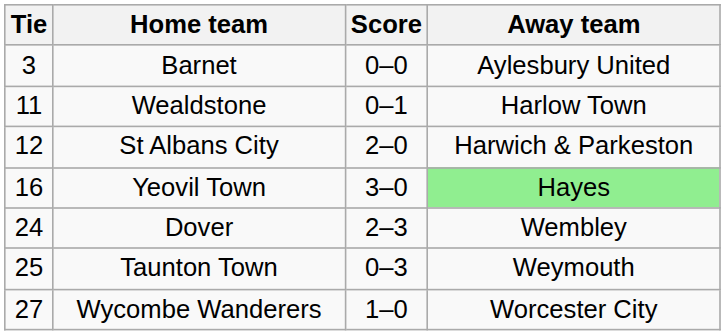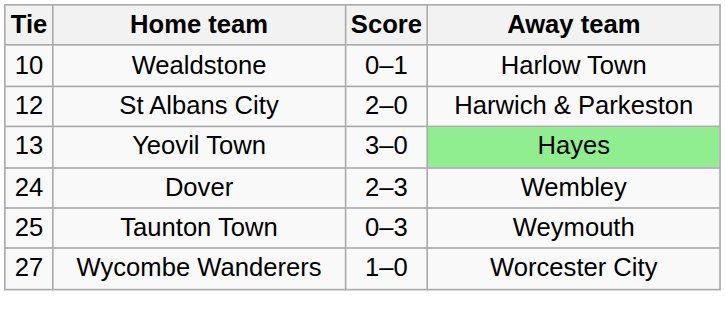- row: (199, 65)
(29, 106) 11 -> (29, 65) 10
(29, 187) 16 -> (29, 146) 13
